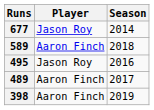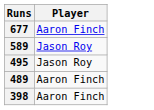- column: (128, 13)
(64, 30) Jason Roy -> (70, 30) Aaron Finch
(70, 46) Aaron Finch -> (64, 46) Jason Roy
